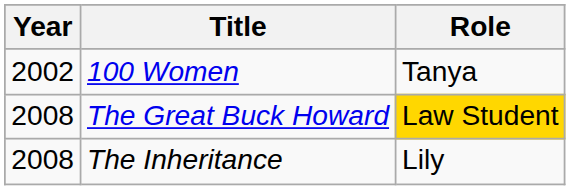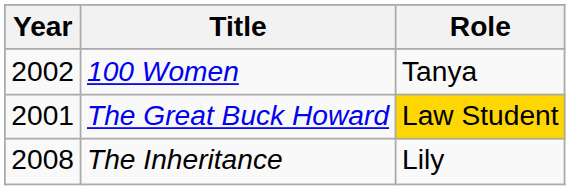(43, 116) 2008 -> (43, 116) 2001
